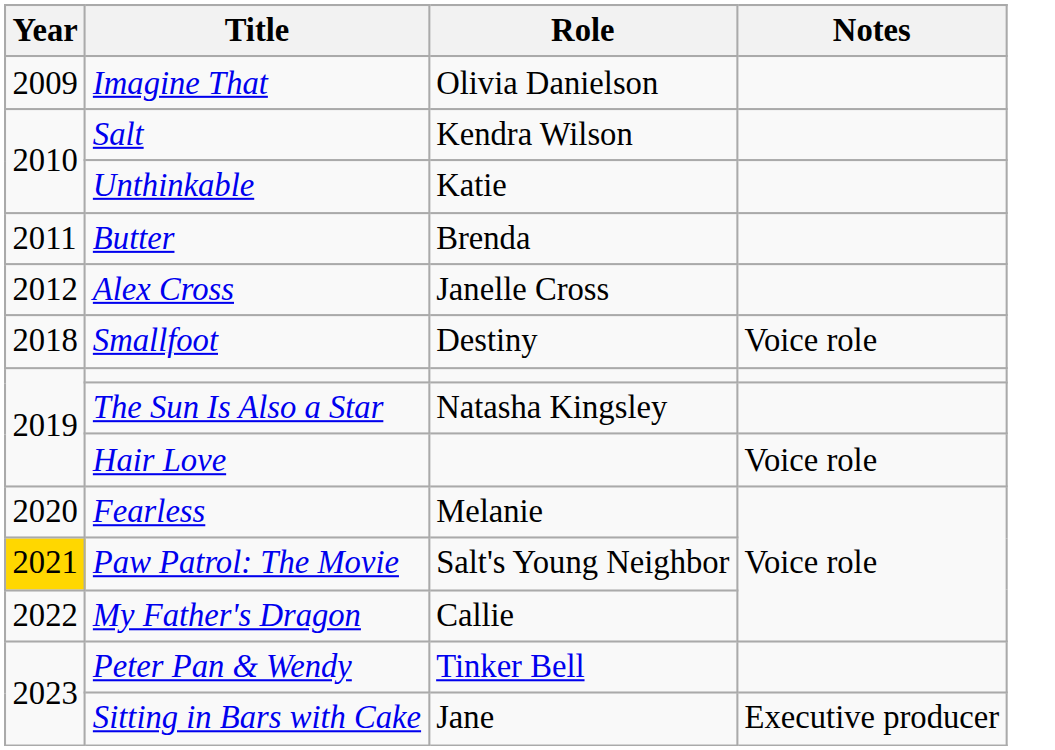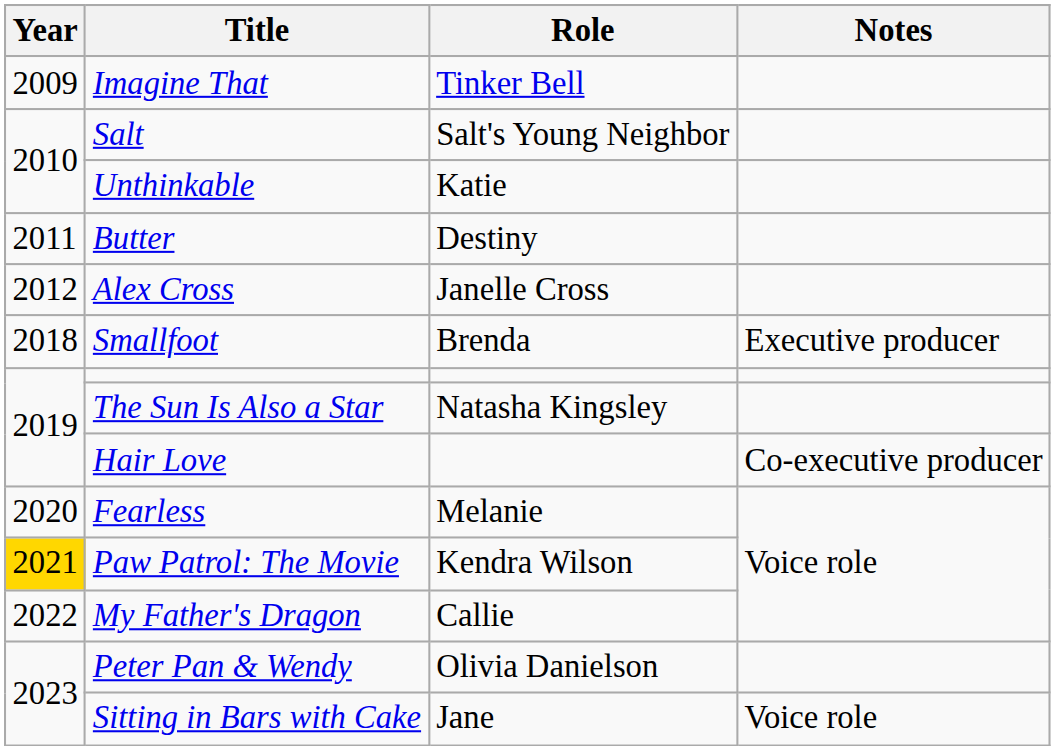(547, 82) Olivia Danielson -> (510, 82) Tinker Bell
(534, 133) Kendra Wilson -> (583, 133) Salt's Young Neighbor
(483, 237) Brenda -> (487, 237) Destiny
(487, 340) Destiny -> (483, 340) Brenda
(811, 340) Voice role -> (872, 340) Executive producer
(811, 459) Voice role -> (894, 459) Co-executive producer
(583, 563) Salt's Young Neighbor -> (534, 563) Kendra Wilson
(510, 666) Tinker Bell -> (547, 666) Olivia Danielson
(872, 718) Executive producer -> (811, 718) Voice role
